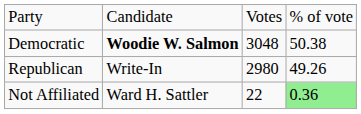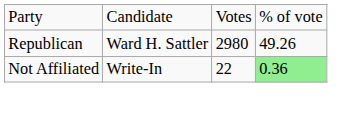- row: (46, 43)
(134, 69) Write-In -> (157, 43) Ward H. Sattler
(157, 95) Ward H. Sattler -> (134, 69) Write-In
